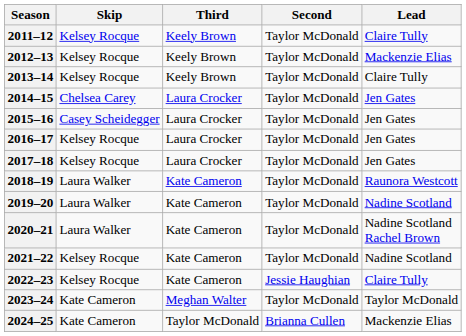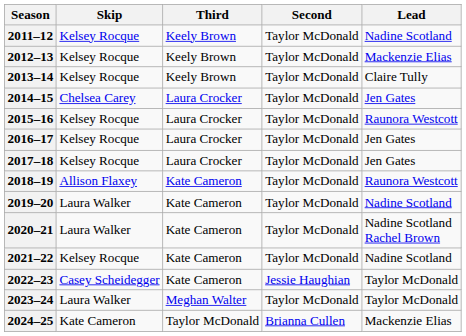(396, 35) Claire Tully -> (408, 35) Nadine Scotland
(109, 118) Casey Scheidegger -> (99, 118) Kelsey Rocque
(390, 118) Jen Gates -> (411, 118) Raunora Westcott
(95, 181) Laura Walker -> (98, 181) Allison Flaxey
(99, 279) Kelsey Rocque -> (109, 279) Casey Scheidegger
(396, 279) Claire Tully -> (411, 279) Taylor McDonald
(97, 300) Kate Cameron -> (95, 300) Laura Walker
